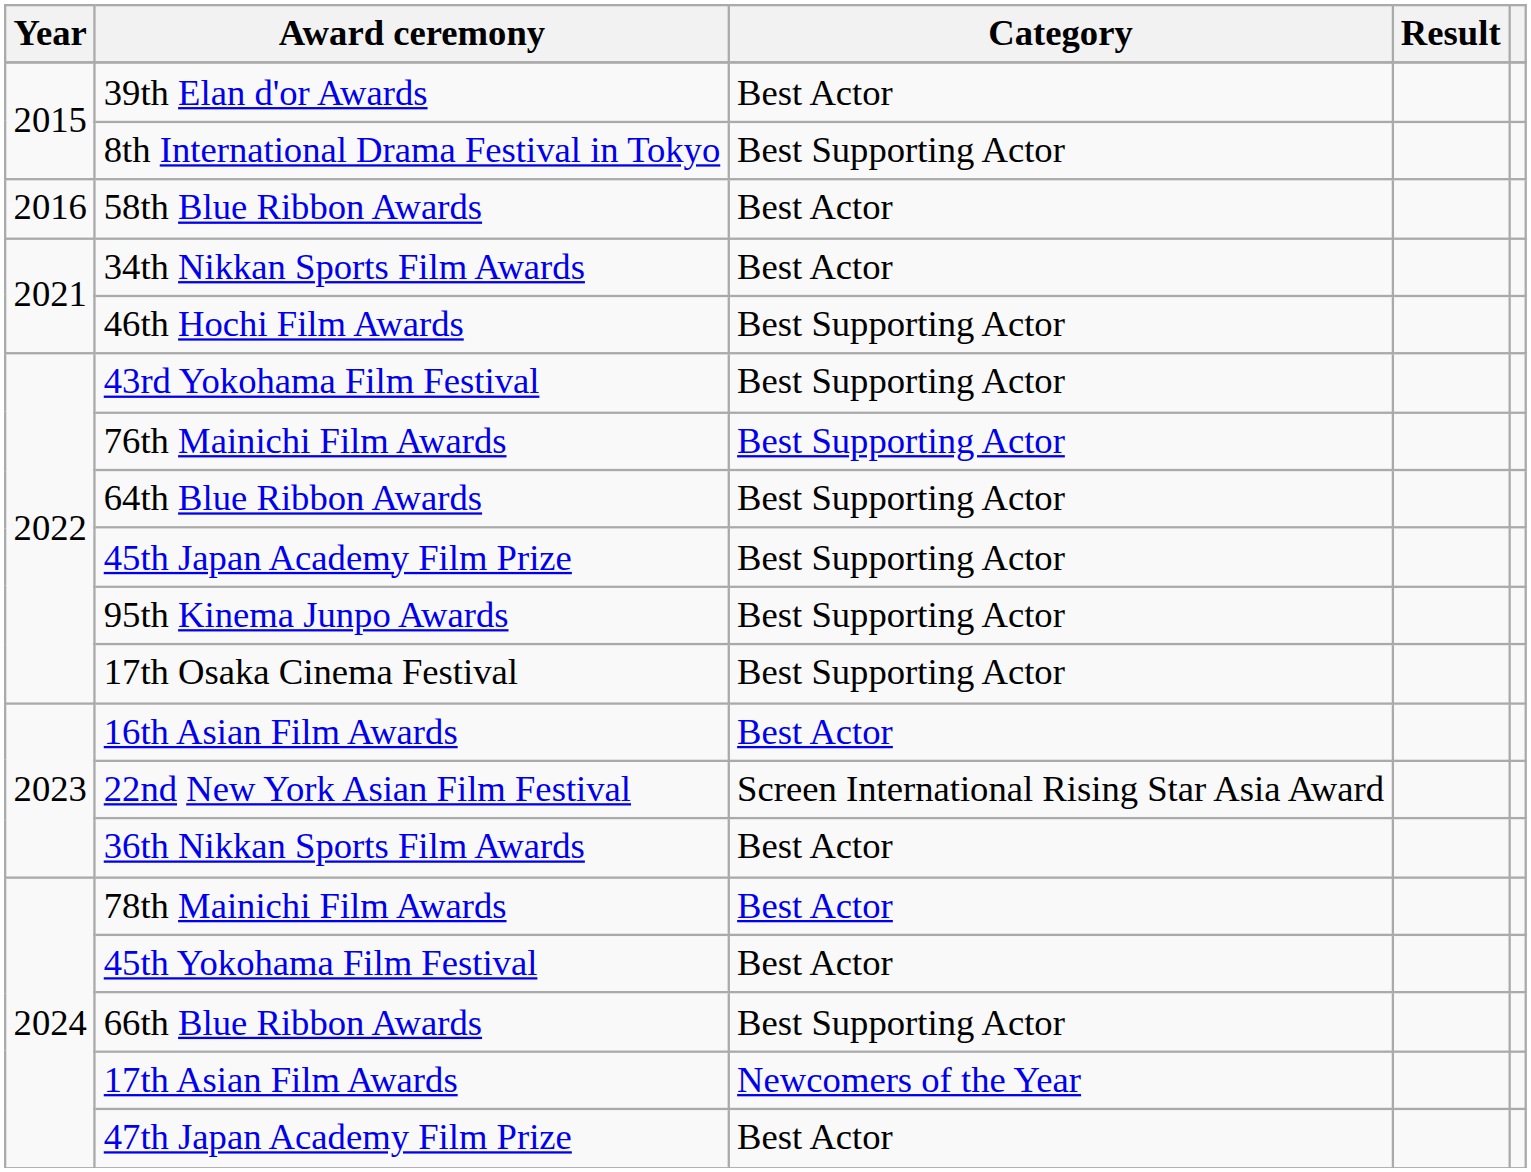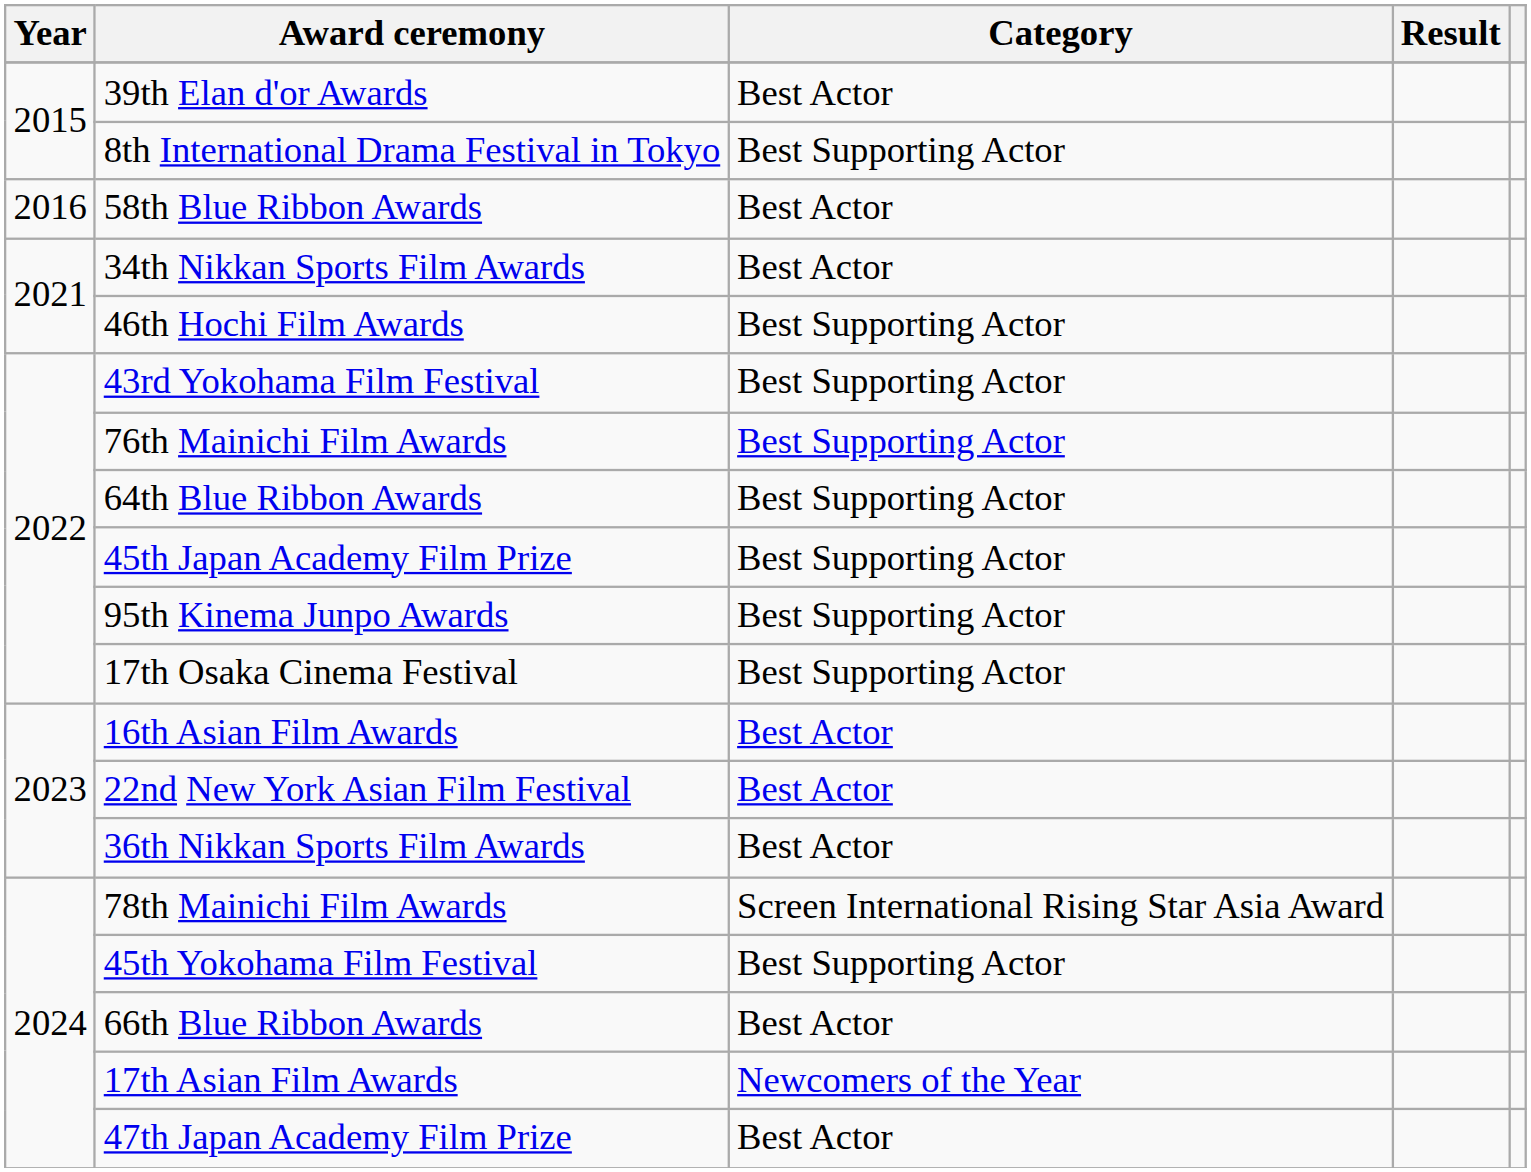(1061, 788) Screen International Rising Star Asia Award -> (815, 788) Best Actor
(815, 905) Best Actor -> (1061, 905) Screen International Rising Star Asia Award
(815, 963) Best Actor -> (901, 963) Best Supporting Actor
(901, 1021) Best Supporting Actor -> (815, 1021) Best Actor
